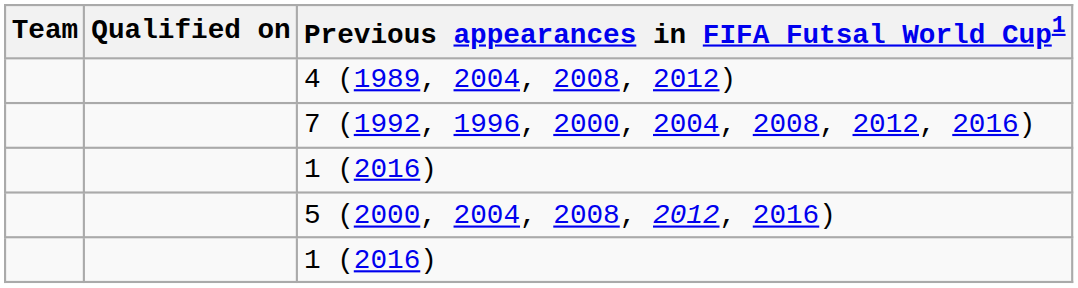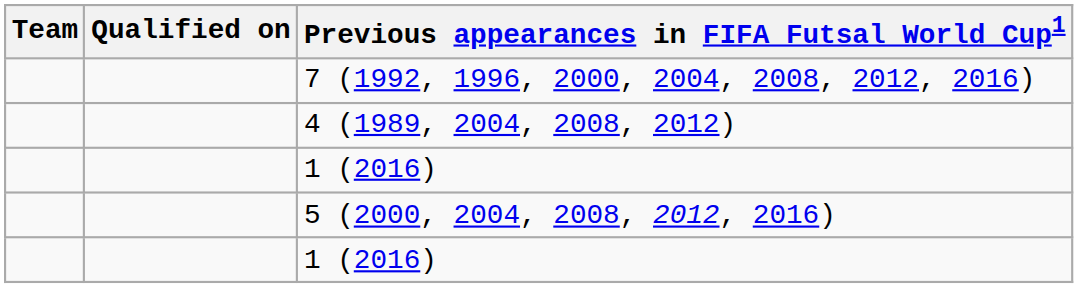rows swapped: (45, 125) <-> (45, 80)
